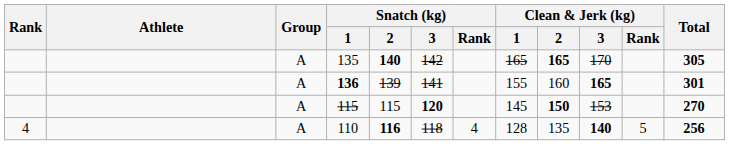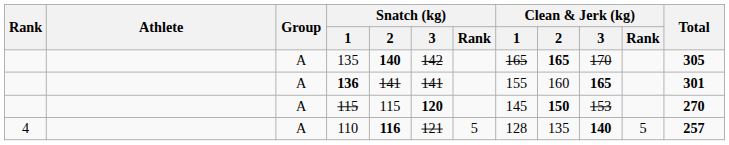(390, 83) 139 -> (390, 83) 141
(432, 128) 118 -> (432, 128) 121
(474, 128) 4 -> (474, 128) 5
(694, 128) 256 -> (694, 128) 257
